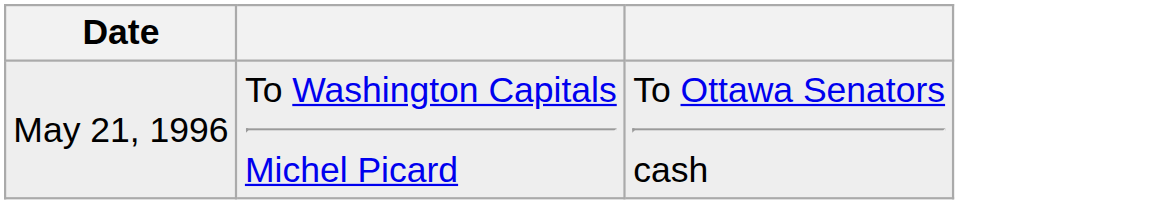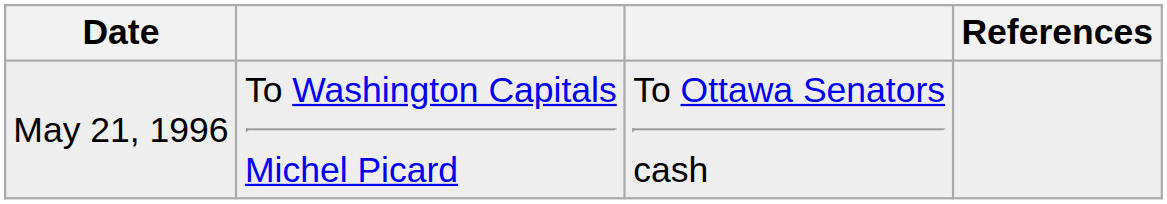+ column: (1057, 32)
